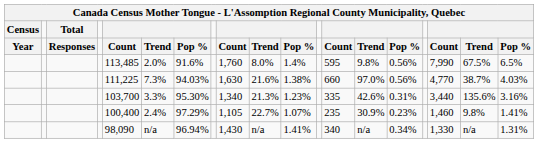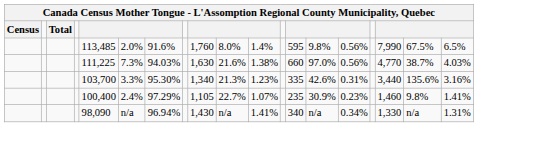- row: (23, 46)
